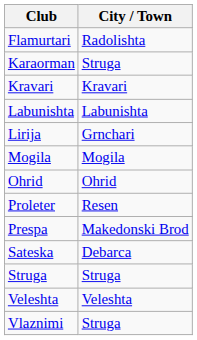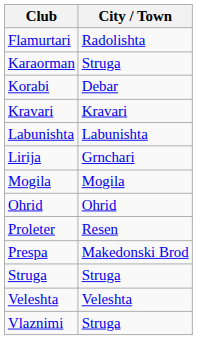+ row: (29, 87)
- row: (31, 252)
